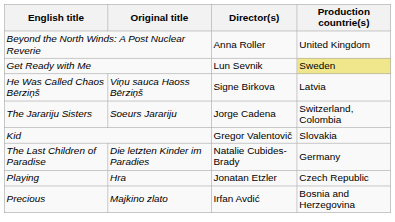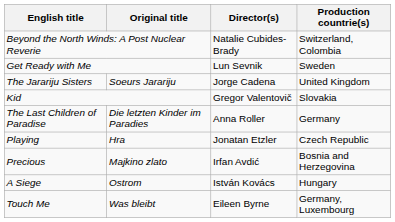(239, 44) Anna Roller -> (250, 44) Natalie Cubides-Brady
(335, 44) United Kingdom -> (326, 44) Switzerland, Colombia
(317, 66) khaki background -> (317, 66) no background
- row: (55, 87)
(326, 114) Switzerland, Colombia -> (334, 81) United Kingdom
(250, 156) Natalie Cubides-Brady -> (239, 118) Anna Roller
+ row: (24, 182)
+ row: (28, 204)
